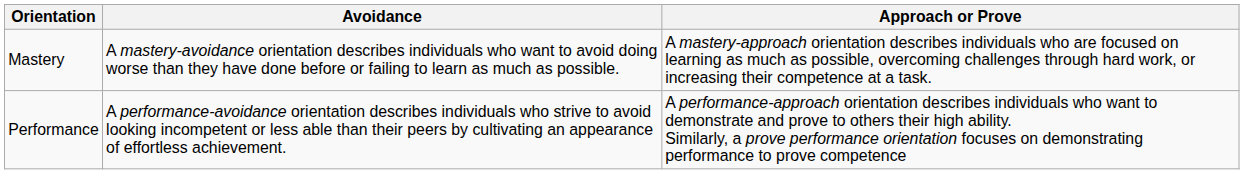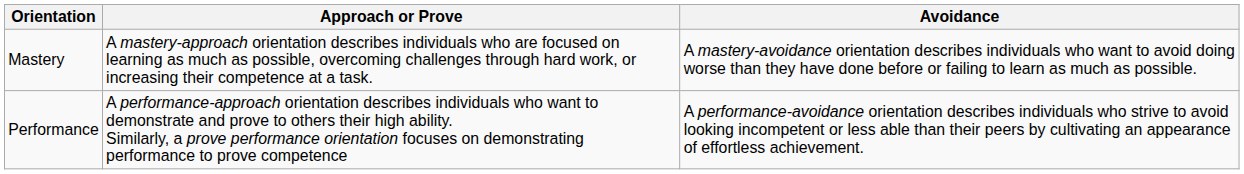columns swapped: (950, 17) <-> (382, 17)
